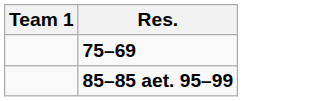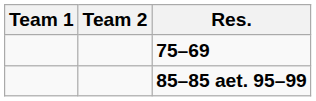+ column: (115, 19)
